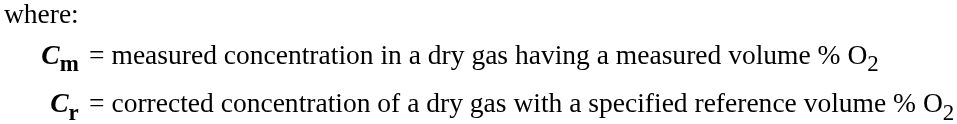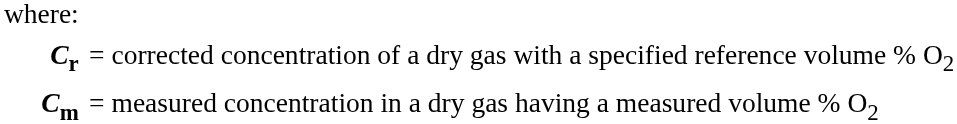rows swapped: (64, 107) <-> (60, 58)
